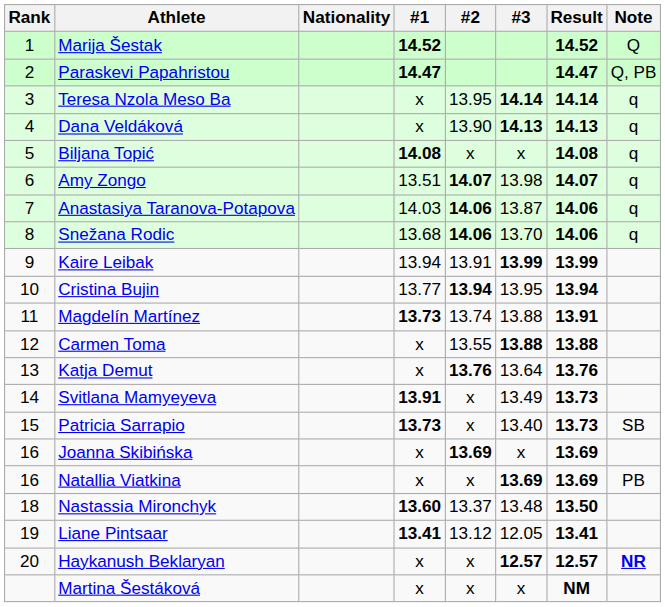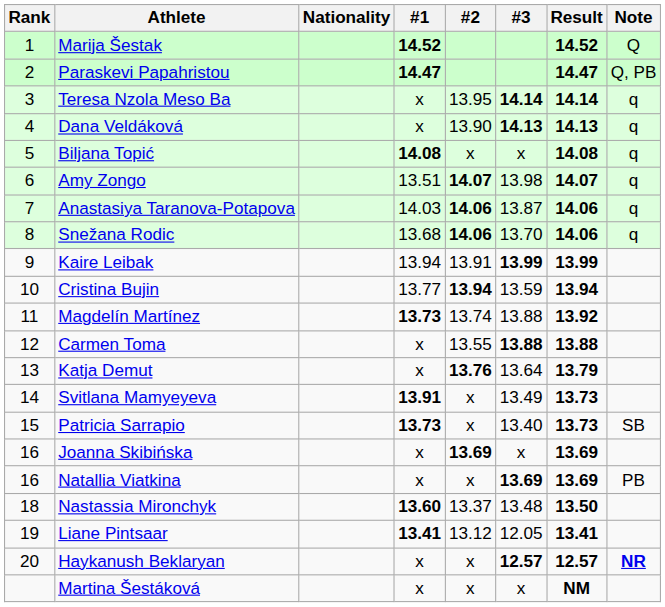(521, 289) 13.95 -> (521, 289) 13.59
(577, 316) 13.91 -> (577, 316) 13.92
(577, 371) 13.76 -> (577, 371) 13.79
